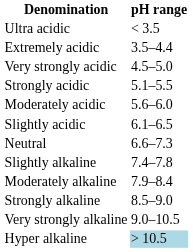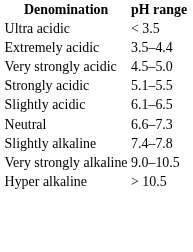- row: (55, 105)
- row: (60, 181)
- row: (52, 200)
(149, 239) lightblue background -> (149, 181) no background
